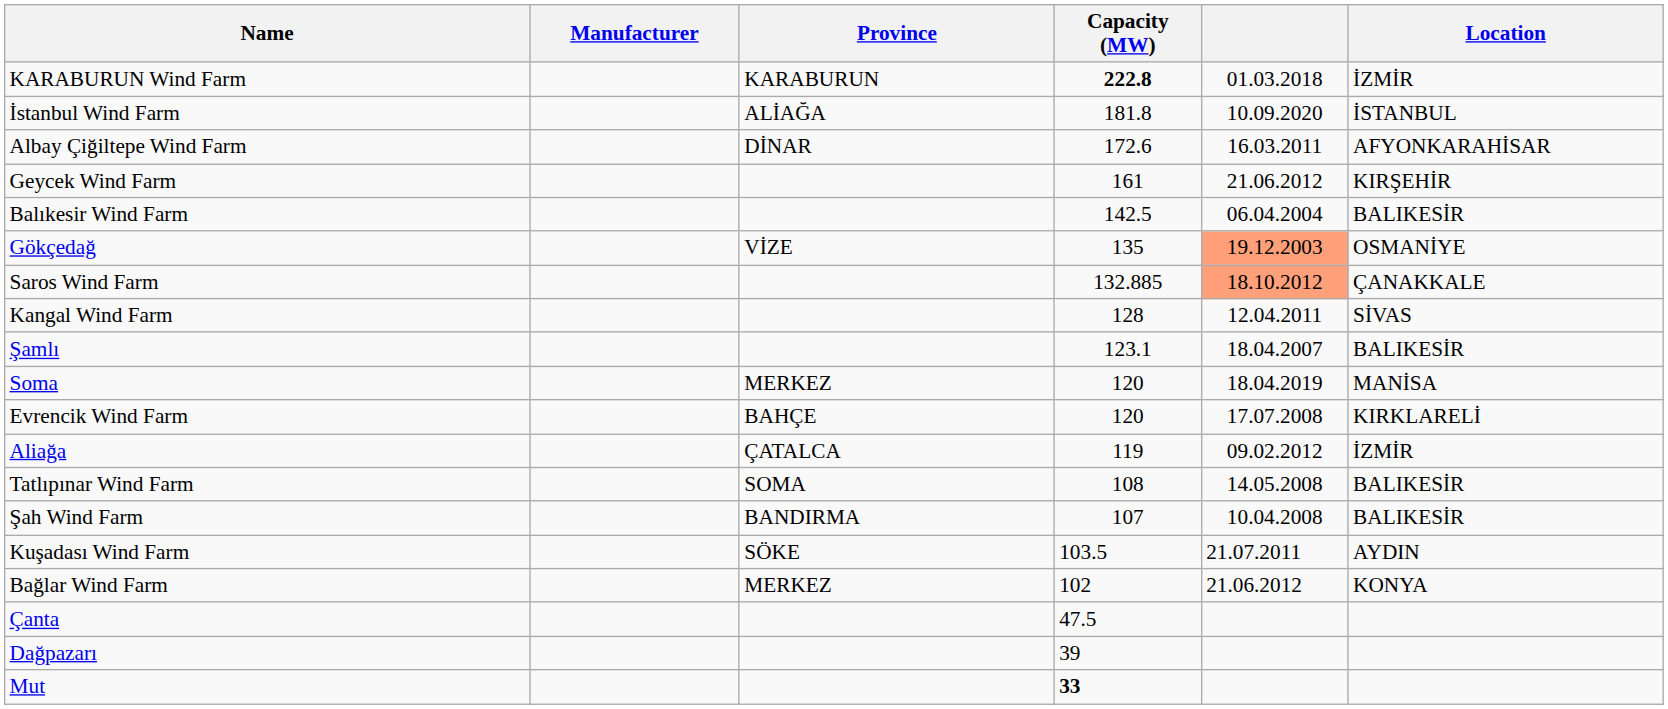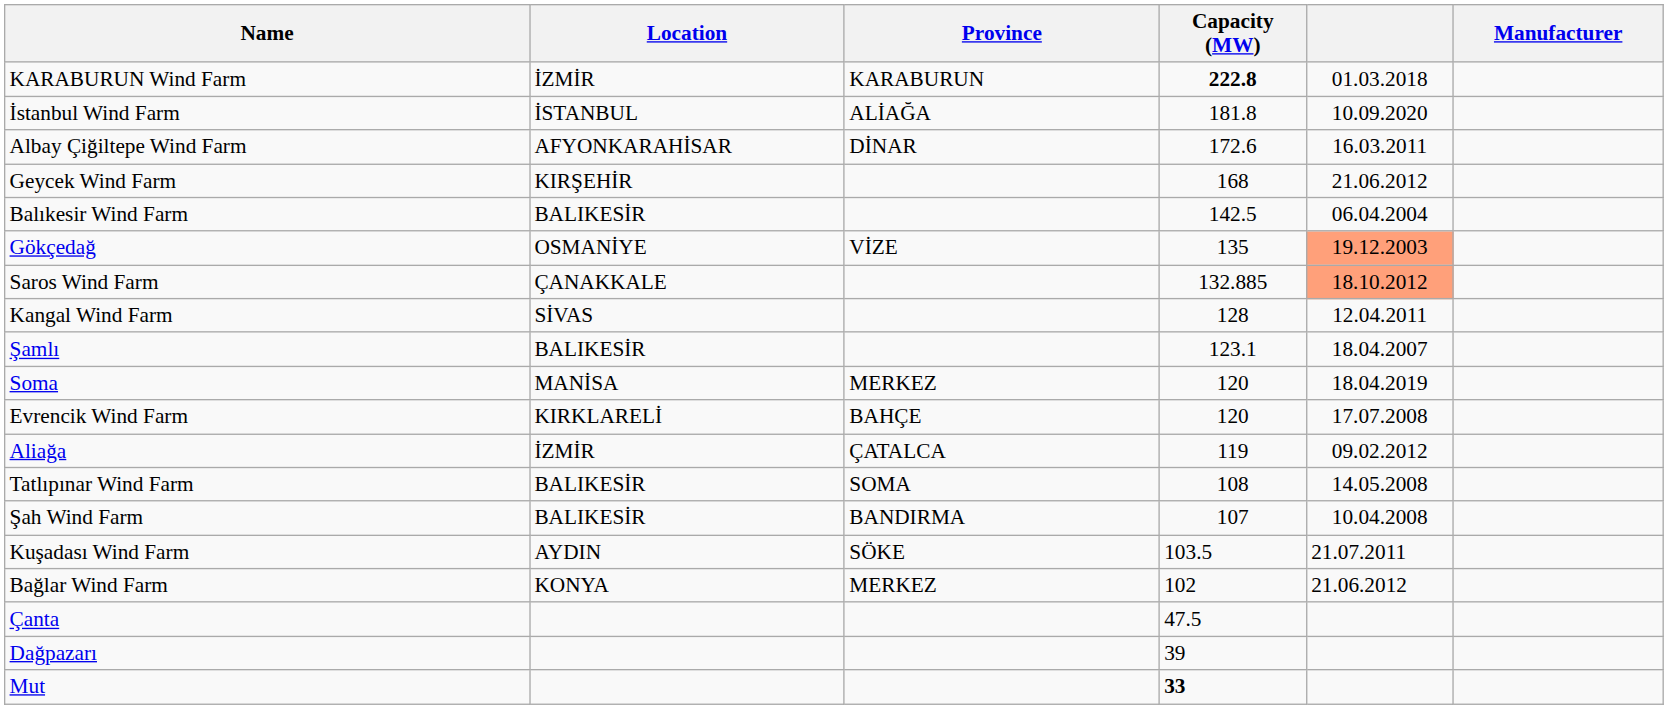columns swapped: (1506, 33) <-> (634, 33)
(1128, 180) 161 -> (1233, 180) 168
